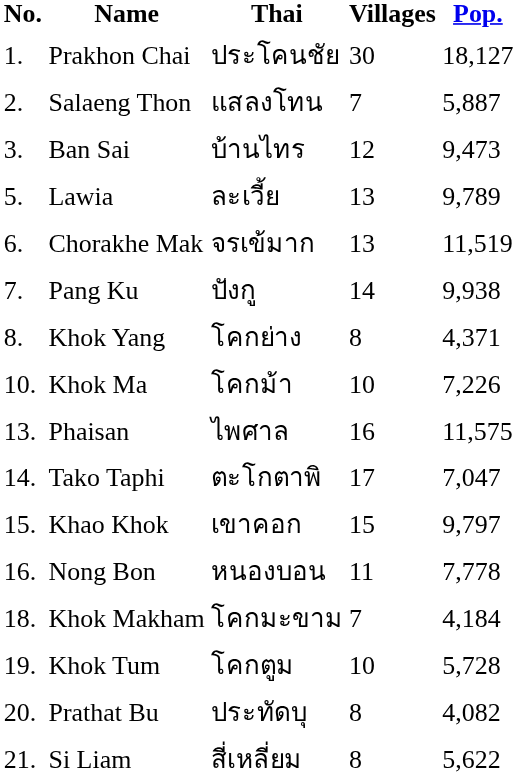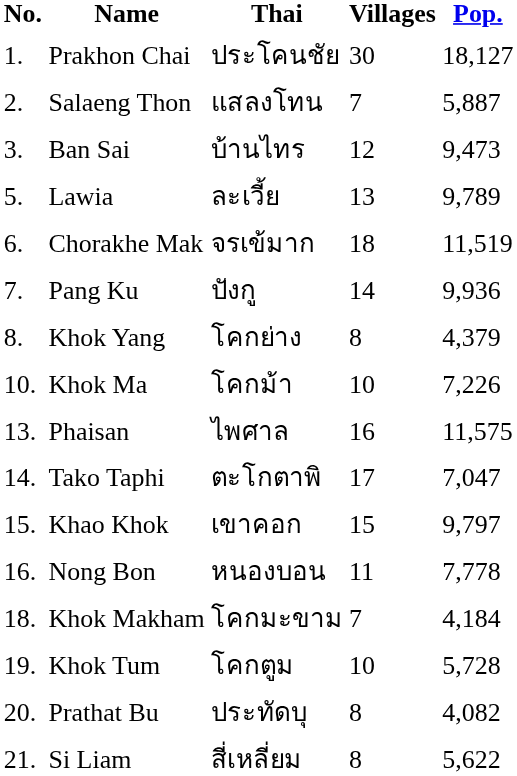(362, 242) 13 -> (362, 242) 18
(471, 289) 9,938 -> (471, 289) 9,936
(471, 336) 4,371 -> (471, 336) 4,379
